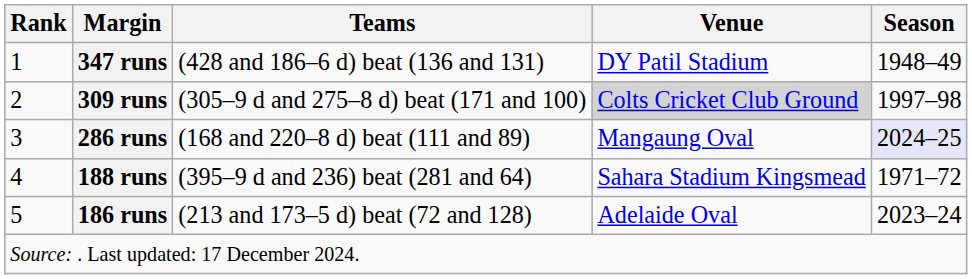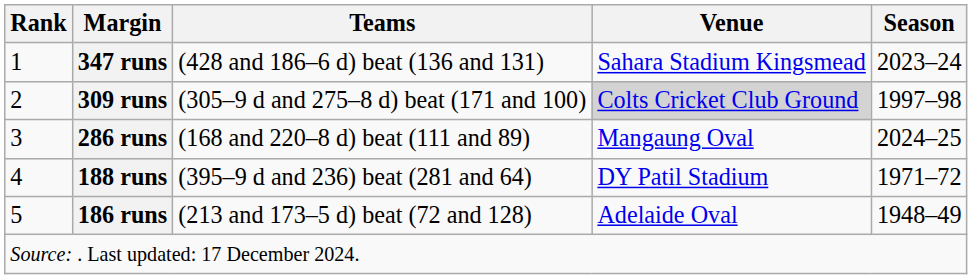(683, 61) DY Patil Stadium -> (732, 61) Sahara Stadium Kingsmead
(919, 61) 1948–49 -> (919, 61) 2023–24
(919, 138) lavender background -> (919, 138) no background
(732, 176) Sahara Stadium Kingsmead -> (683, 176) DY Patil Stadium
(919, 215) 2023–24 -> (919, 215) 1948–49
